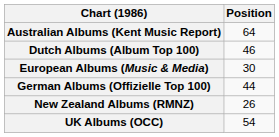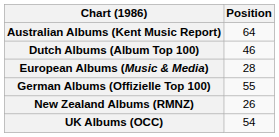(249, 68) 30 -> (249, 68) 28
(249, 86) 44 -> (249, 86) 55
